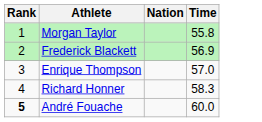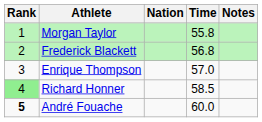+ column: (238, 13)
(203, 51) 56.9 -> (203, 51) 56.8
(22, 88) no background -> (22, 88) lightgreen background
(203, 88) 58.3 -> (203, 88) 58.5
